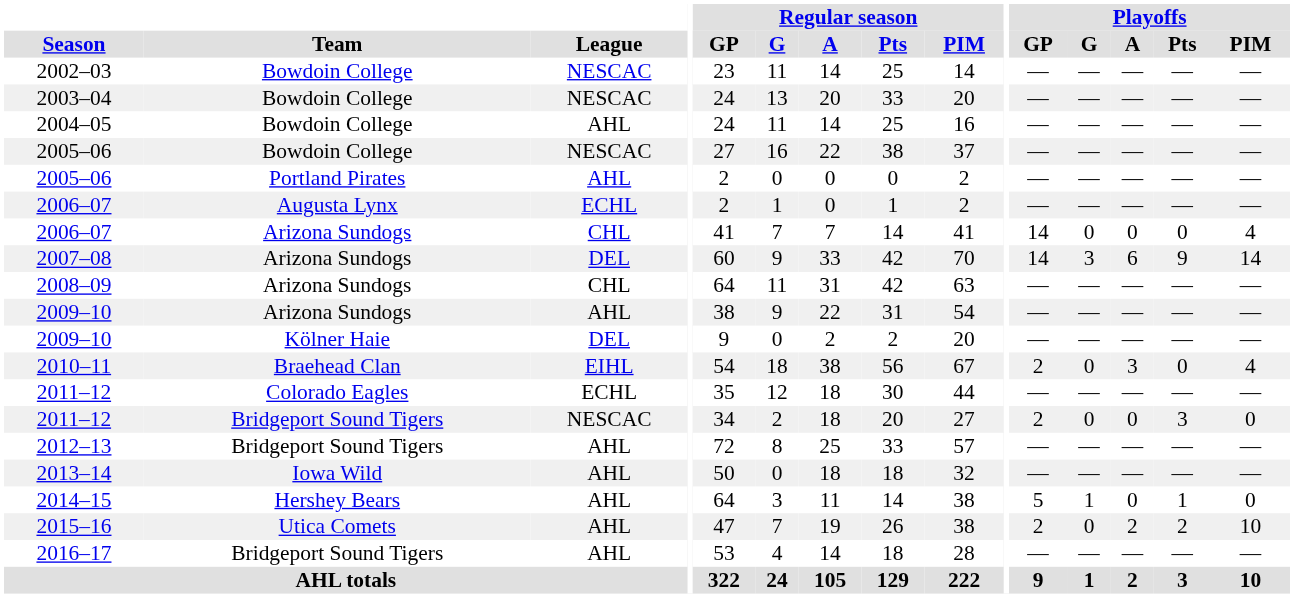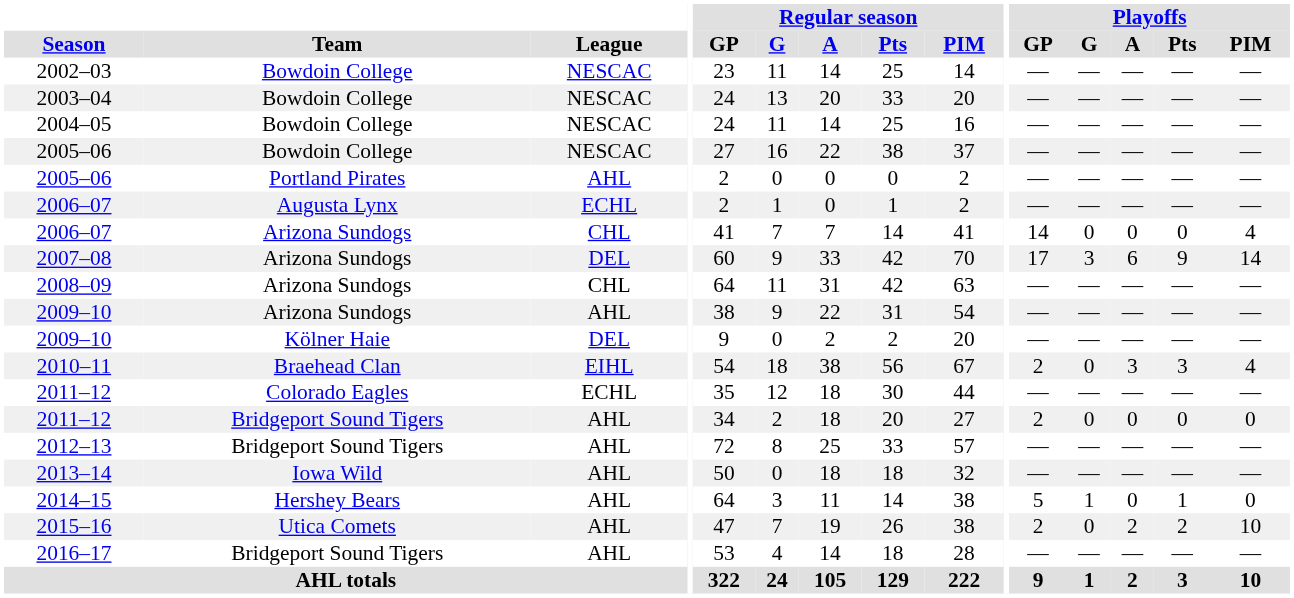(609, 124) AHL -> (609, 124) NESCAC
(1038, 258) 14 -> (1038, 258) 17
(1182, 365) 0 -> (1182, 365) 3
(609, 419) NESCAC -> (609, 419) AHL
(1182, 419) 3 -> (1182, 419) 0
